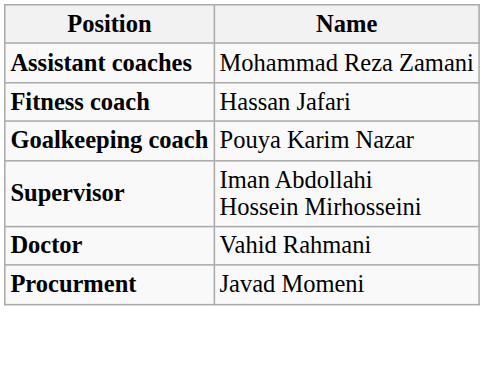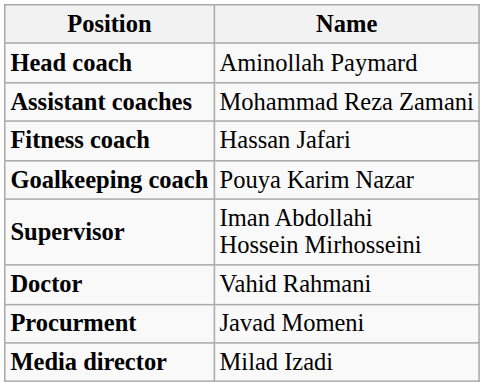+ row: (71, 62)
+ row: (89, 362)
